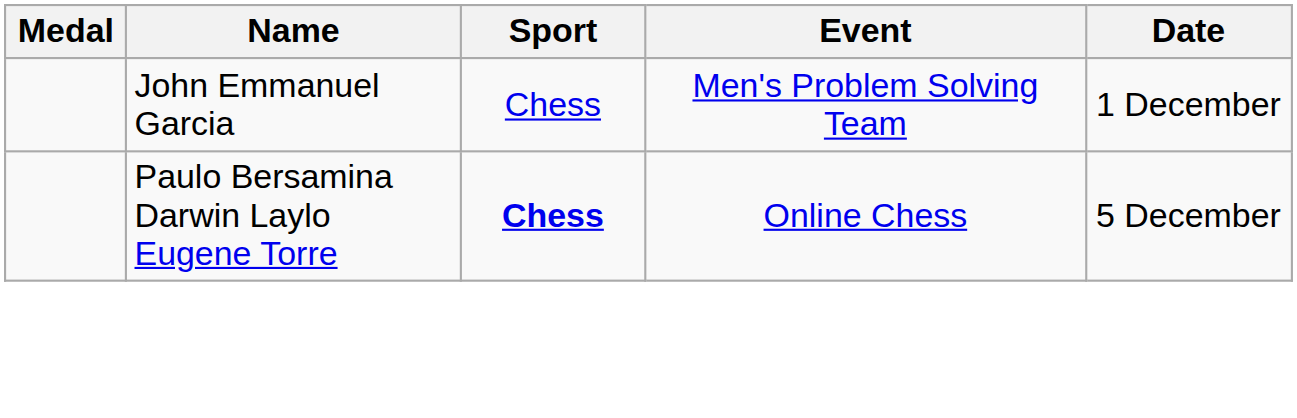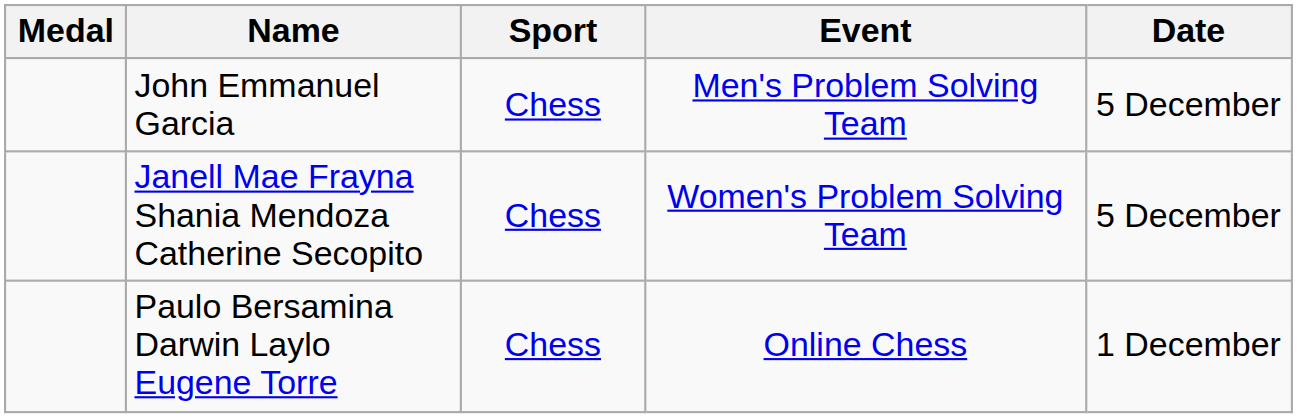(1188, 104) 1 December -> (1188, 104) 5 December
+ row: (279, 215)
(553, 215) bold -> (553, 345) normal
(1188, 215) 5 December -> (1188, 345) 1 December
